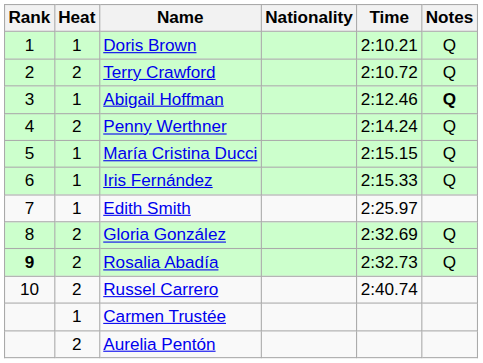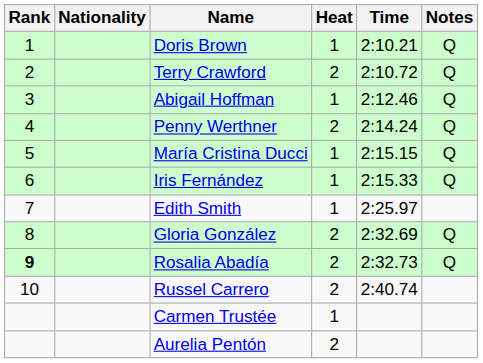columns swapped: (77, 18) <-> (309, 18)
(449, 99) bold -> (449, 99) normal
